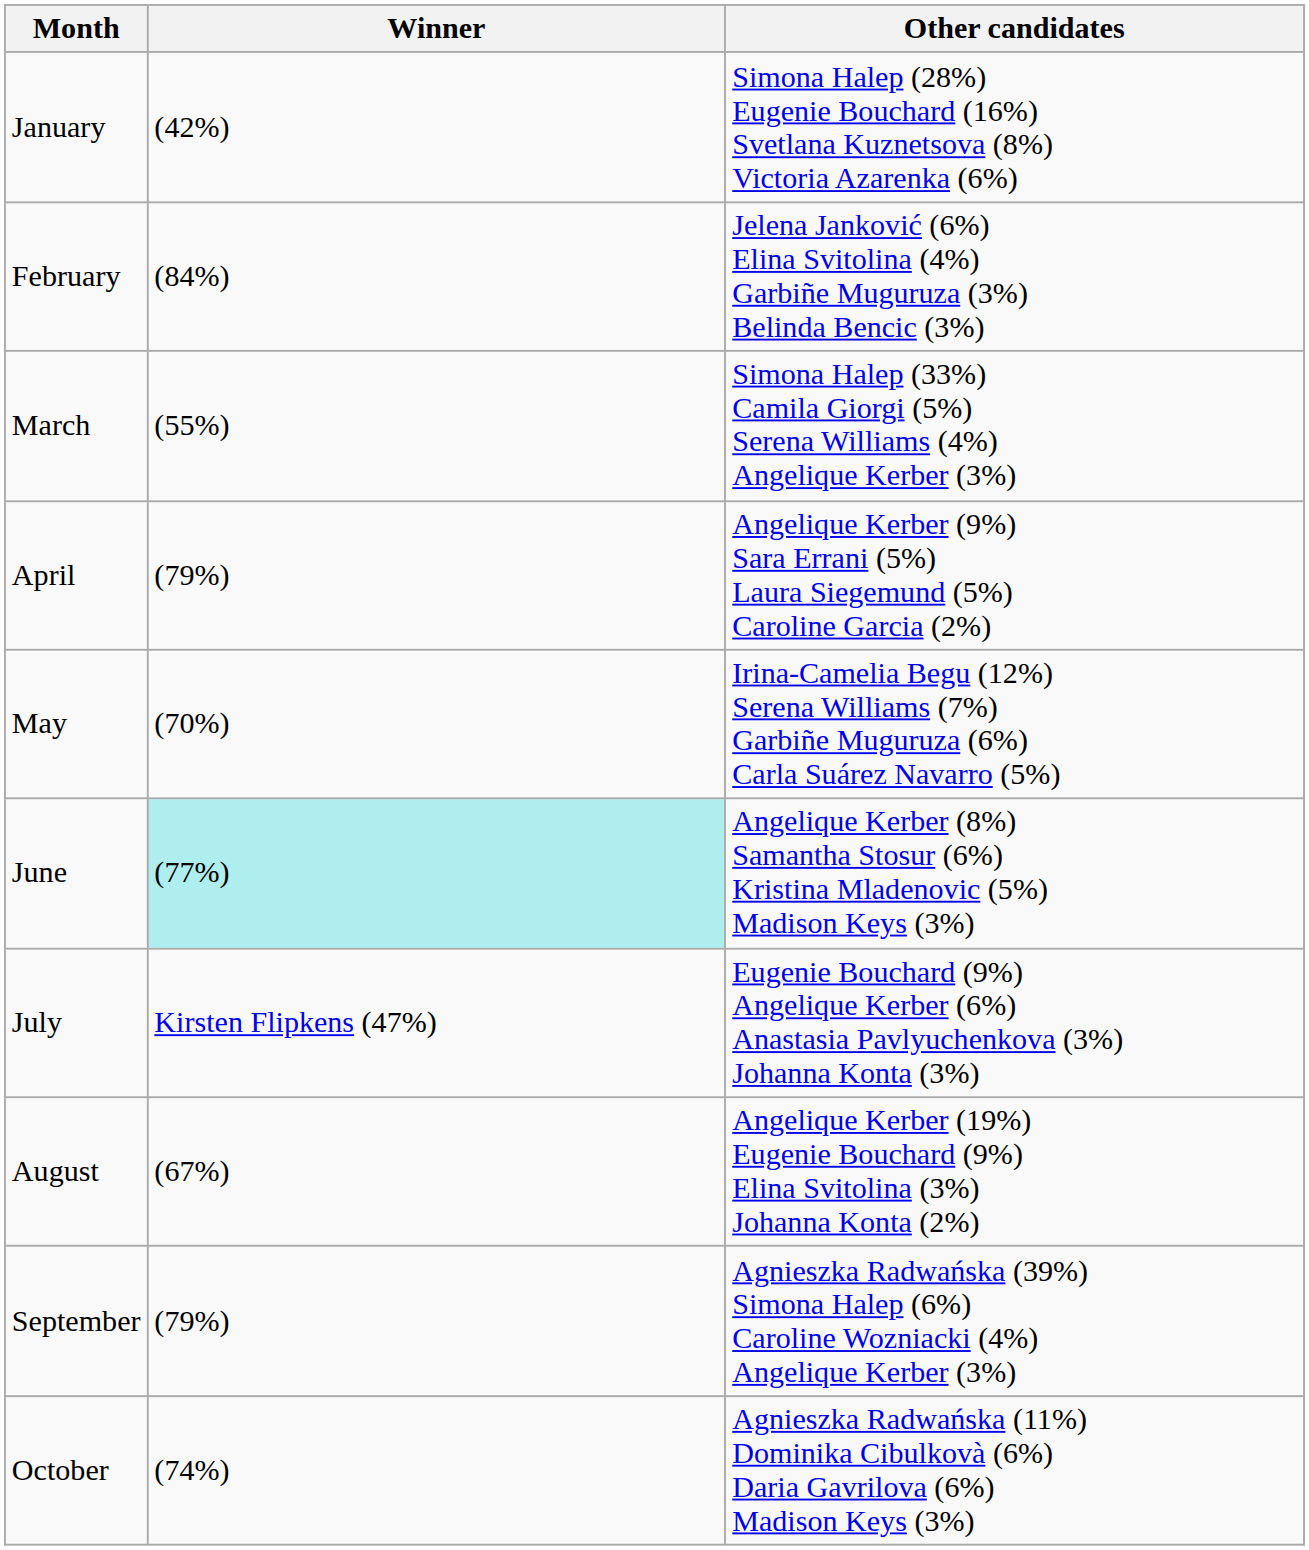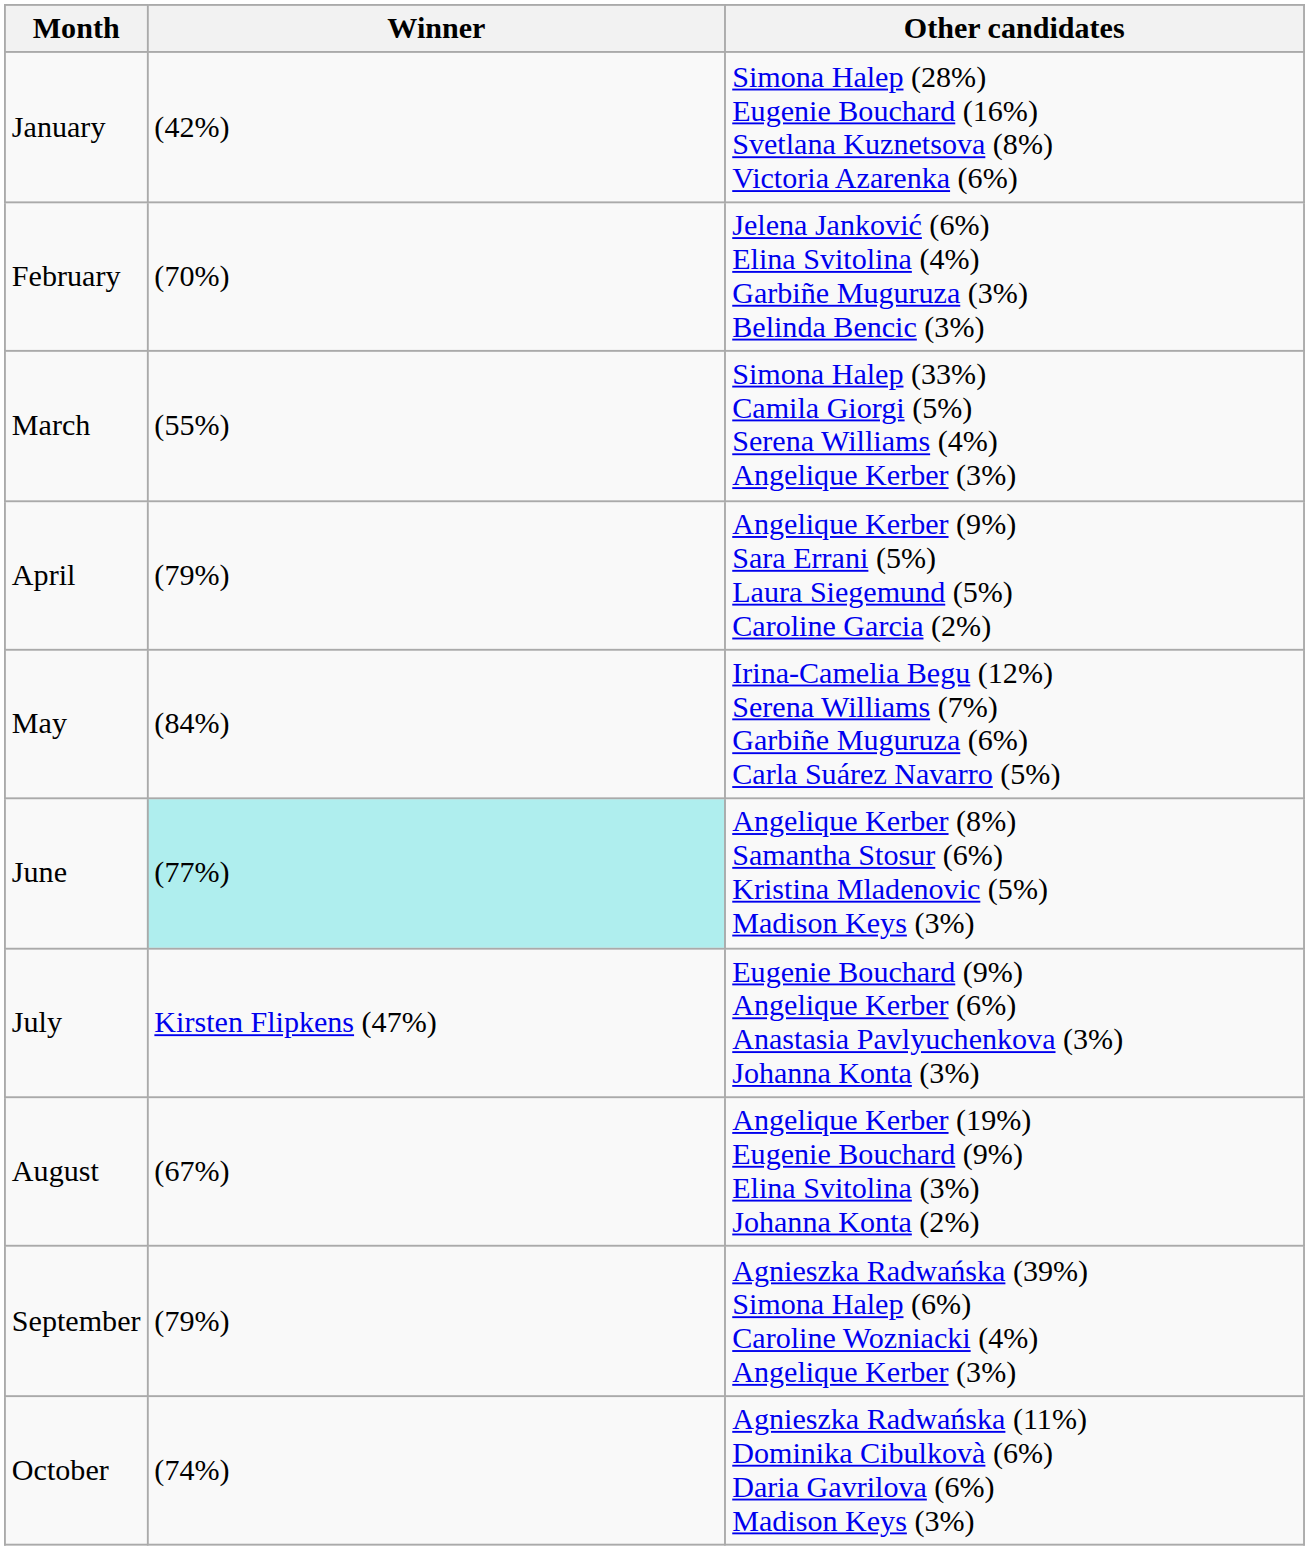(192, 276) (84%) -> (192, 276) (70%)
(192, 723) (70%) -> (192, 723) (84%)
